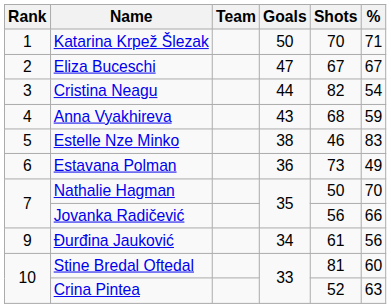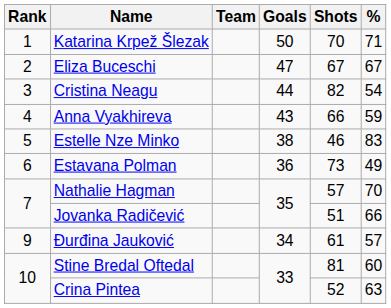(336, 116) 68 -> (336, 116) 66
(336, 191) 50 -> (336, 191) 57
(336, 215) 56 -> (336, 215) 51
(373, 240) 56 -> (373, 240) 57
